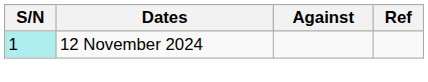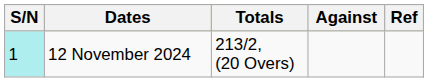+ column: (260, 17)
